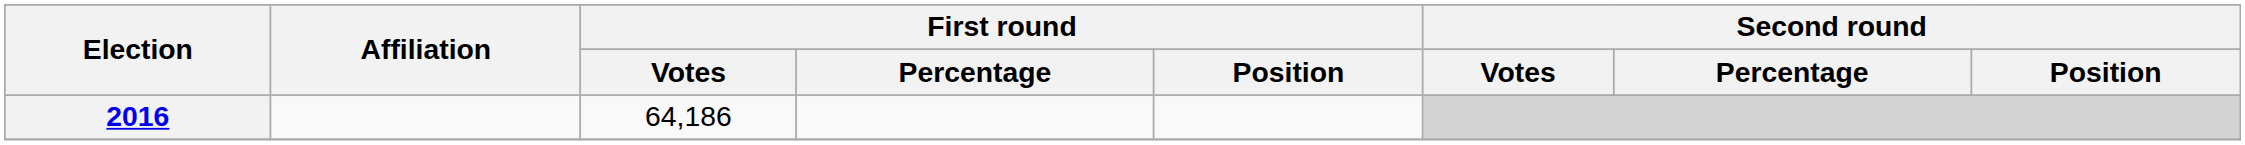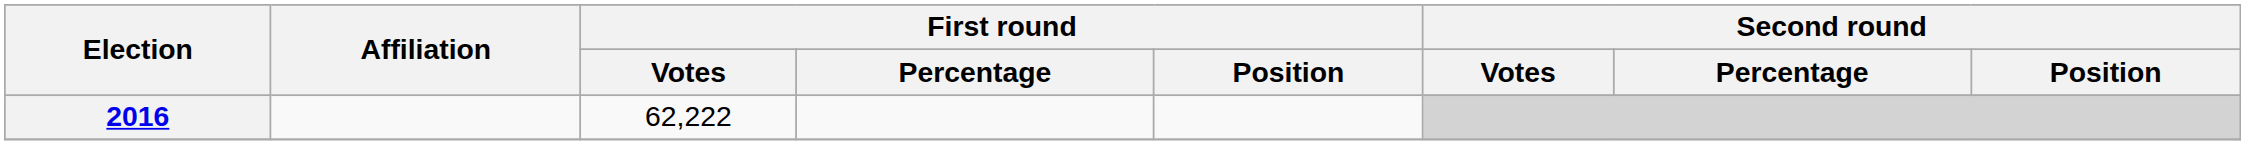(688, 116) 64,186 -> (688, 116) 62,222
